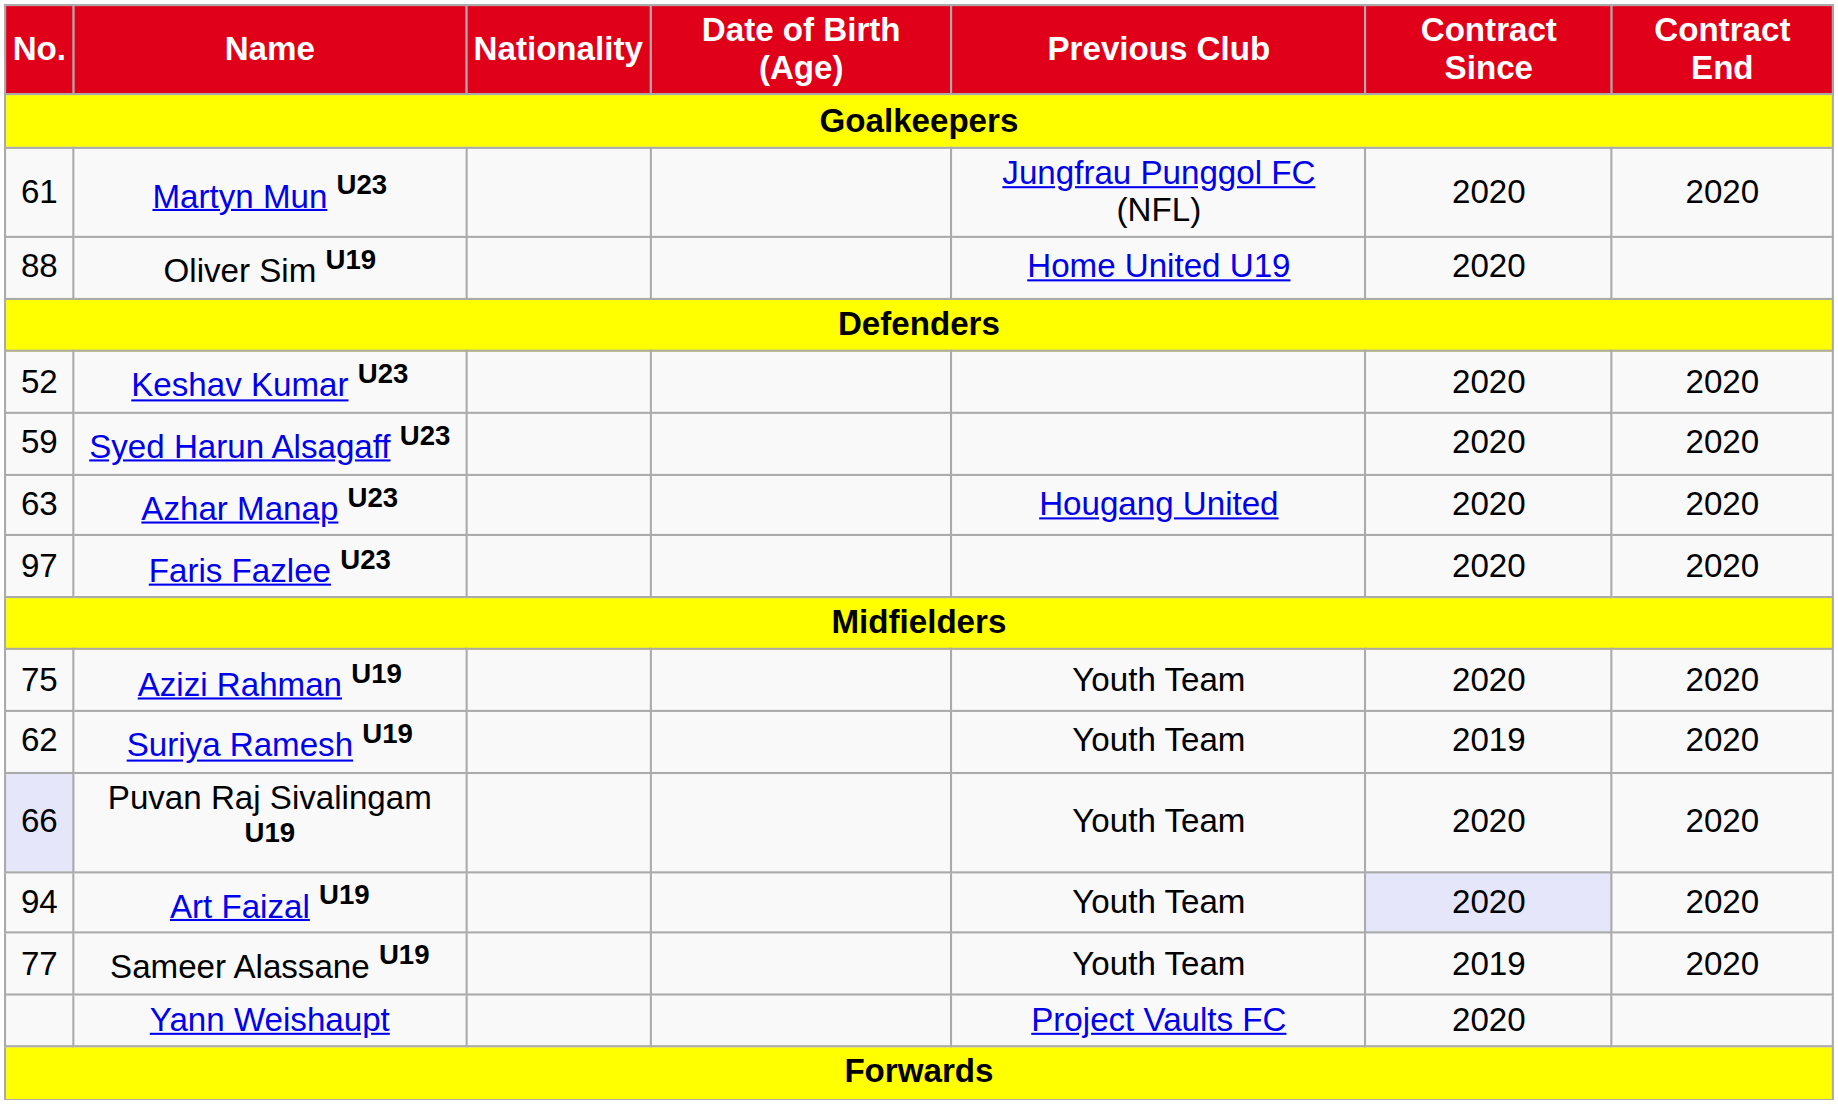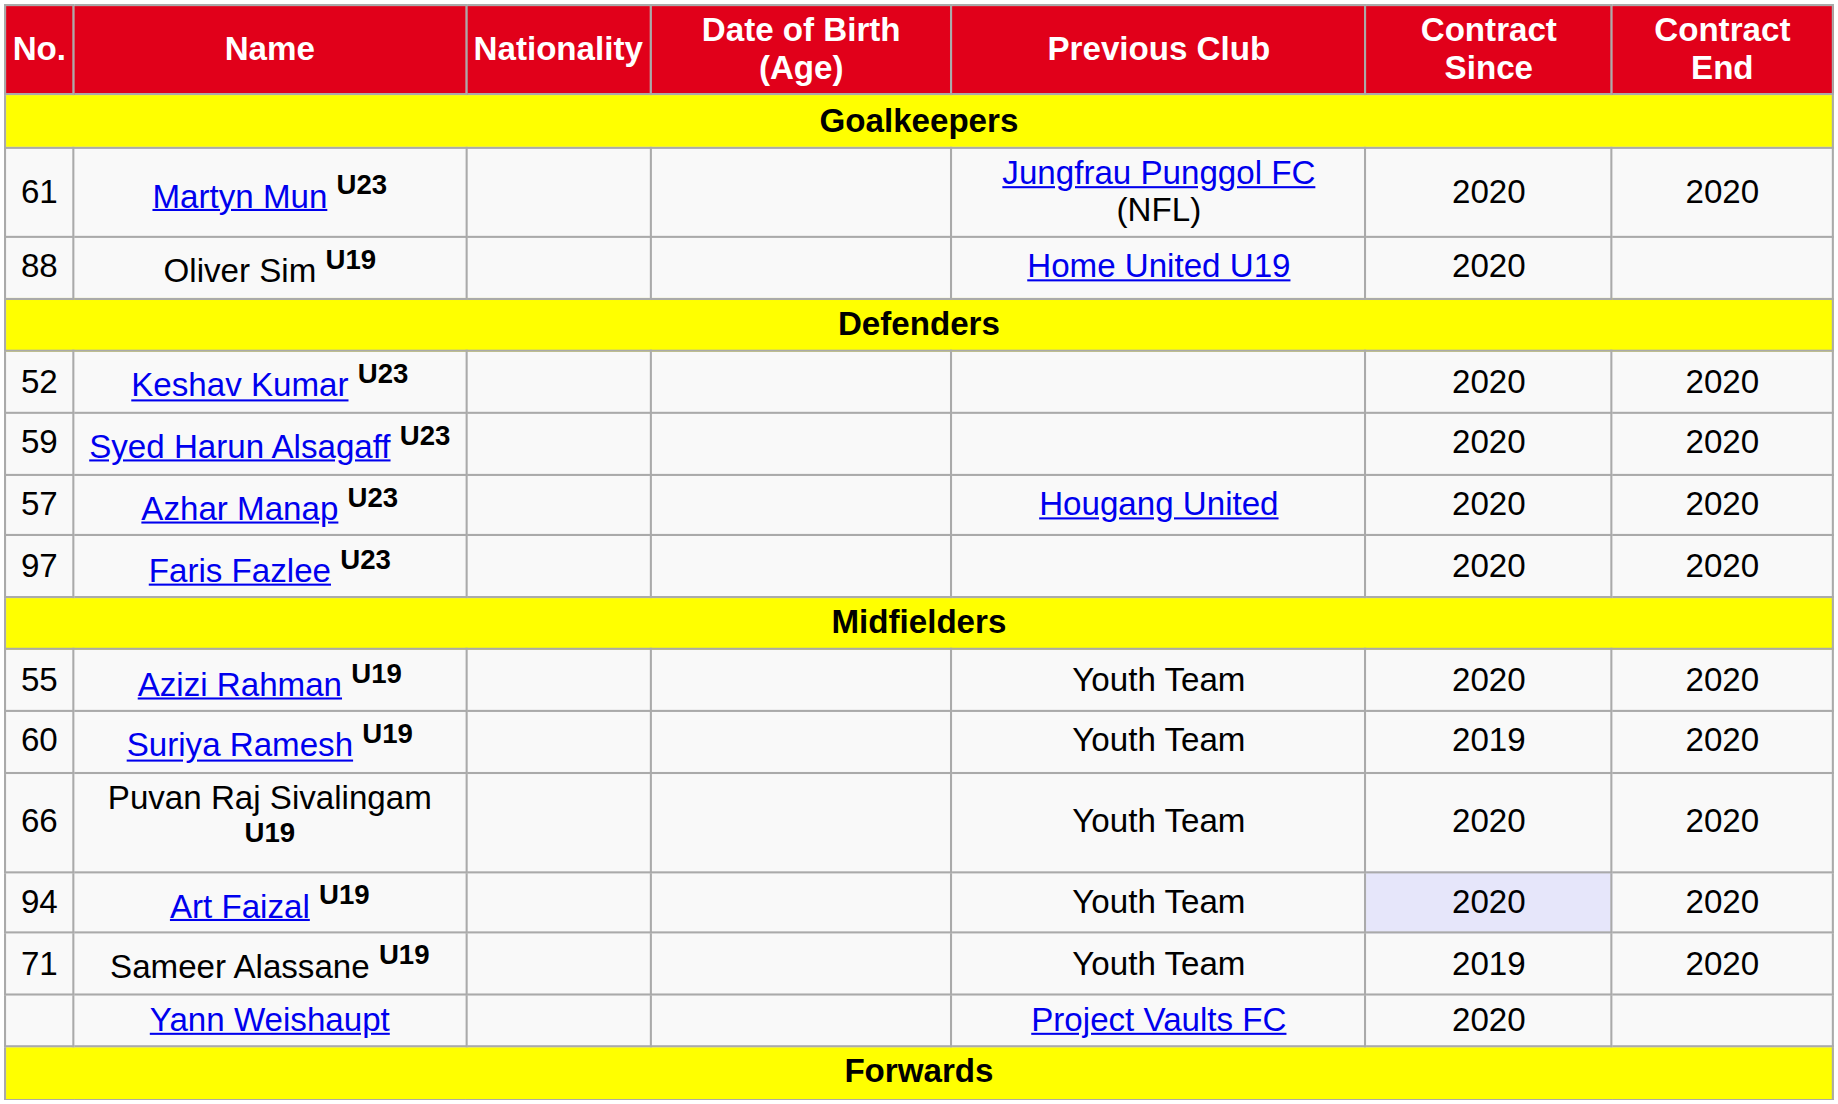(39, 504) 63 -> (39, 504) 57
(39, 679) 75 -> (39, 679) 55
(39, 741) 62 -> (39, 741) 60
(39, 821) lavender background -> (39, 821) no background
(39, 963) 77 -> (39, 963) 71
